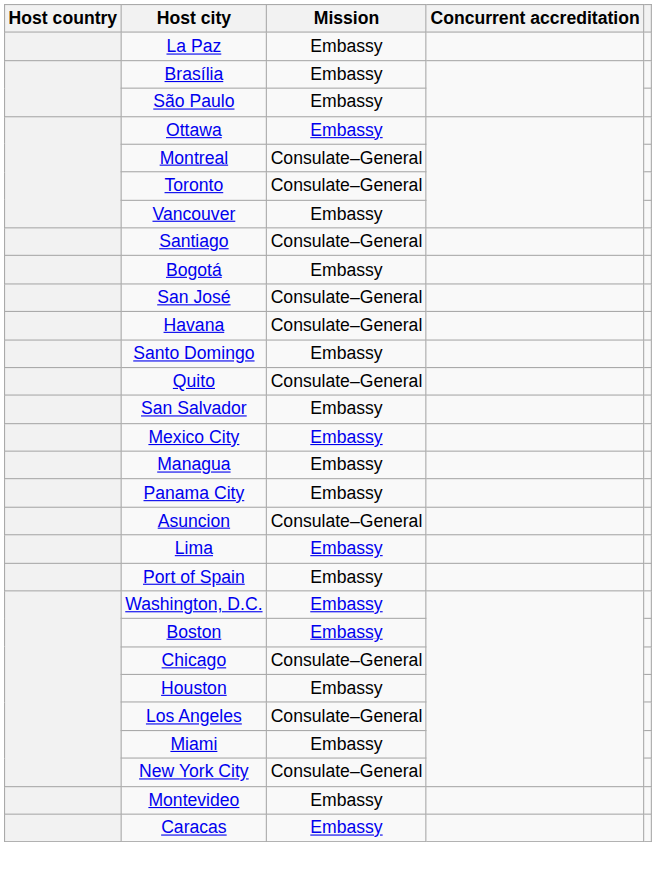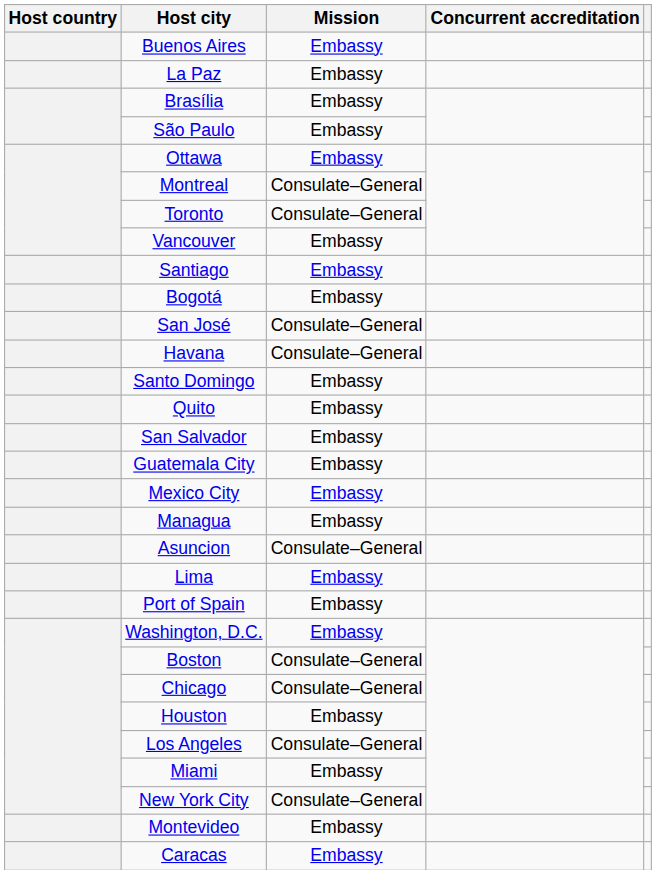+ row: (194, 46)
(346, 241) Consulate–General -> (346, 269) Embassy
(346, 381) Consulate–General -> (346, 409) Embassy
+ row: (194, 465)
- row: (194, 492)
(346, 632) Embassy -> (346, 660) Consulate–General
